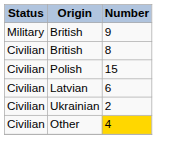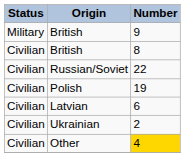+ row: (26, 69)
(111, 69) 15 -> (140, 87) 19
